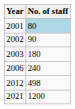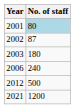(32, 40) 90 -> (32, 40) 87
(34, 83) 498 -> (34, 83) 500
